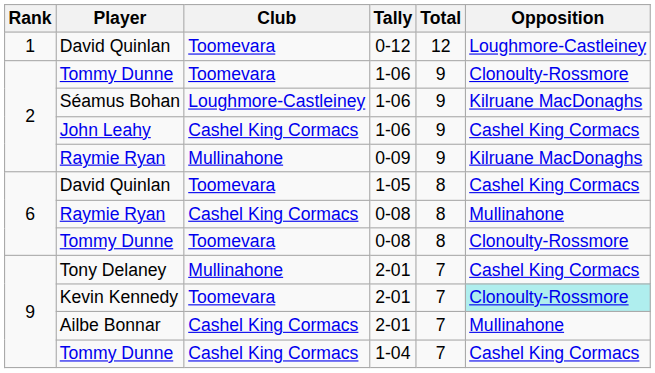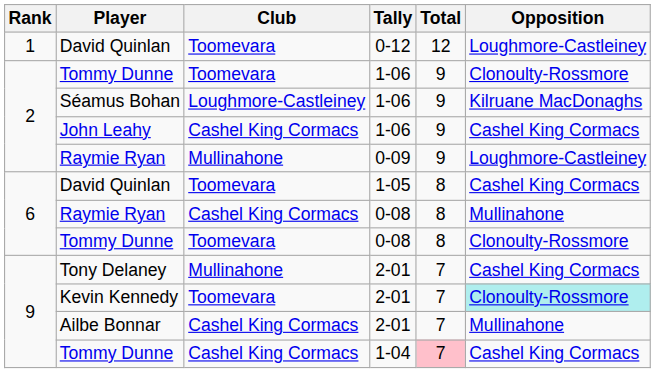(556, 158) Kilruane MacDonaghs -> (558, 158) Loughmore-Castleiney
(441, 353) no background -> (441, 353) pink background
